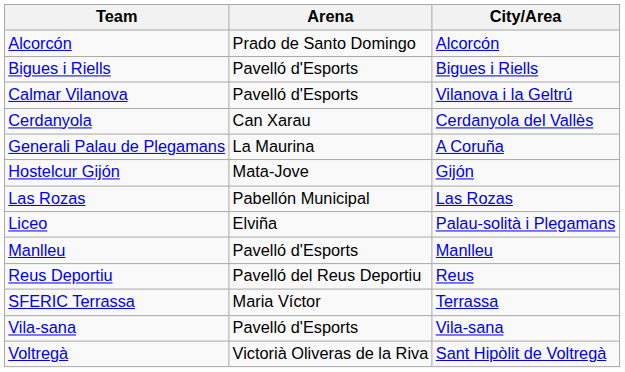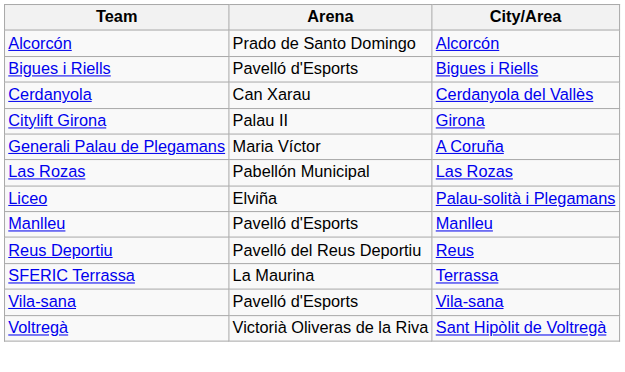- row: (68, 95)
+ row: (57, 120)
(273, 146) La Maurina -> (277, 146) Maria Víctor
- row: (64, 172)
(277, 302) Maria Víctor -> (273, 276) La Maurina
